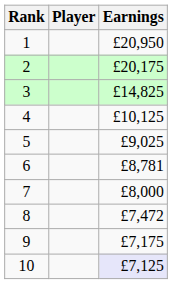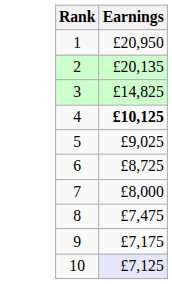- column: (74, 17)
(138, 67) £20,175 -> (138, 67) £20,135
(138, 117) normal -> (138, 117) bold
(142, 166) £8,781 -> (142, 166) £8,725
(142, 216) £7,472 -> (142, 216) £7,475
